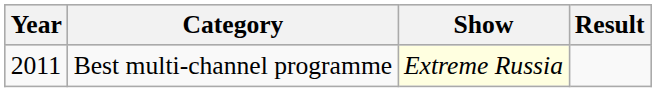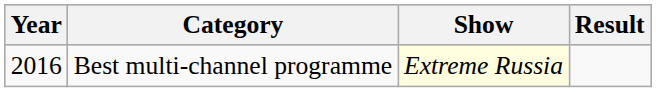(36, 65) 2011 -> (36, 65) 2016
